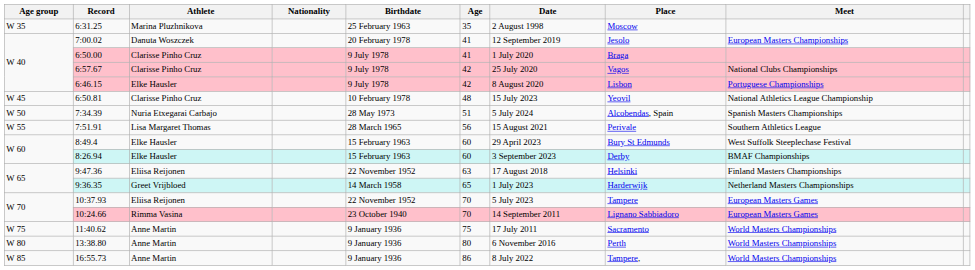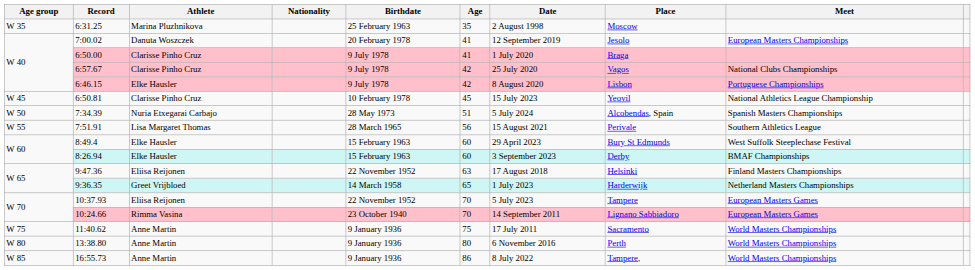(467, 99) 48 -> (467, 99) 45
